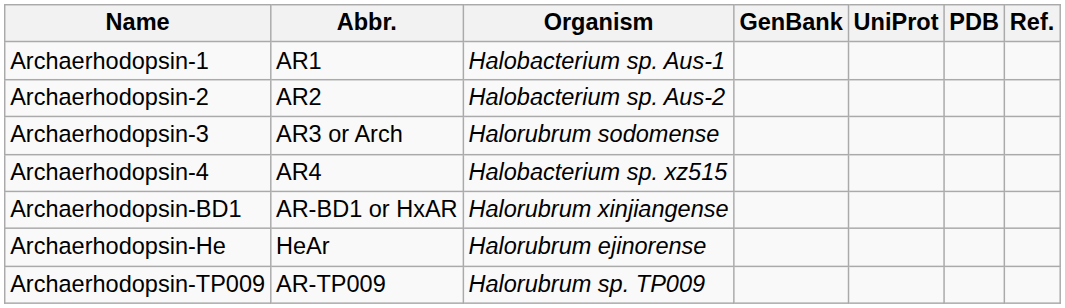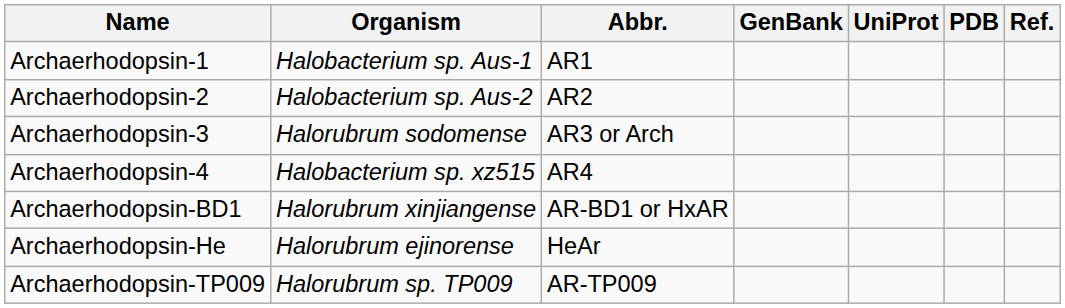columns swapped: (367, 23) <-> (599, 23)
